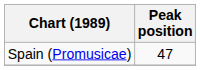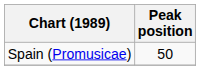(165, 53) 47 -> (165, 53) 50
